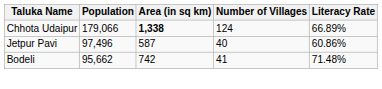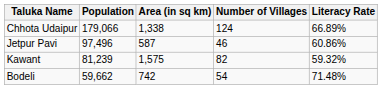(151, 28) bold -> (151, 28) normal
(222, 44) 40 -> (222, 44) 46
+ row: (23, 60)
(97, 60) 95,662 -> (97, 76) 59,662
(222, 60) 41 -> (222, 76) 54
